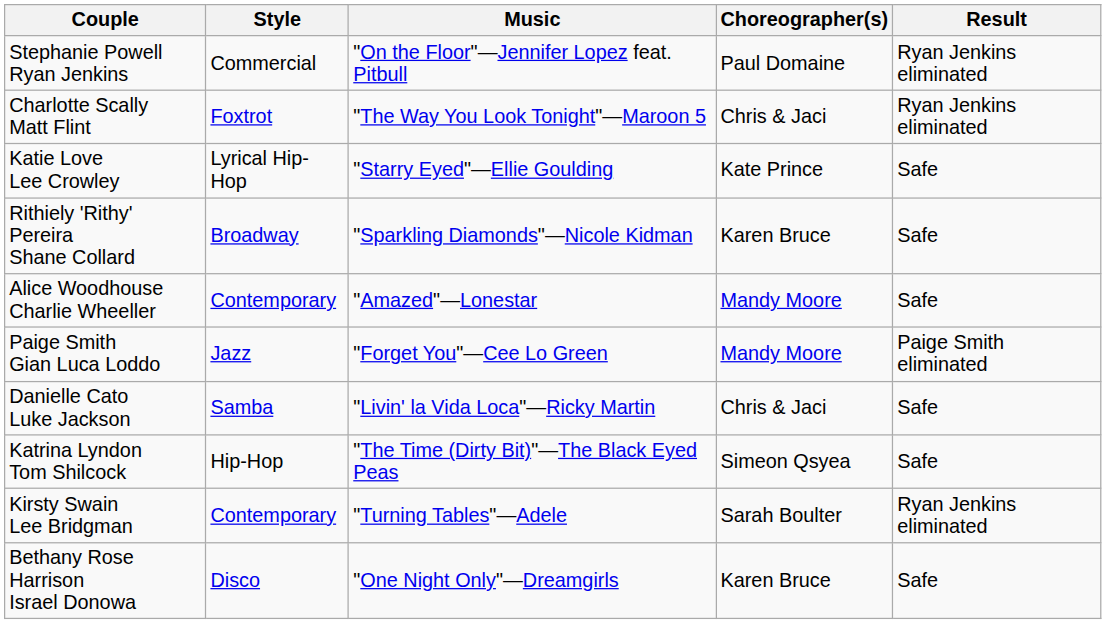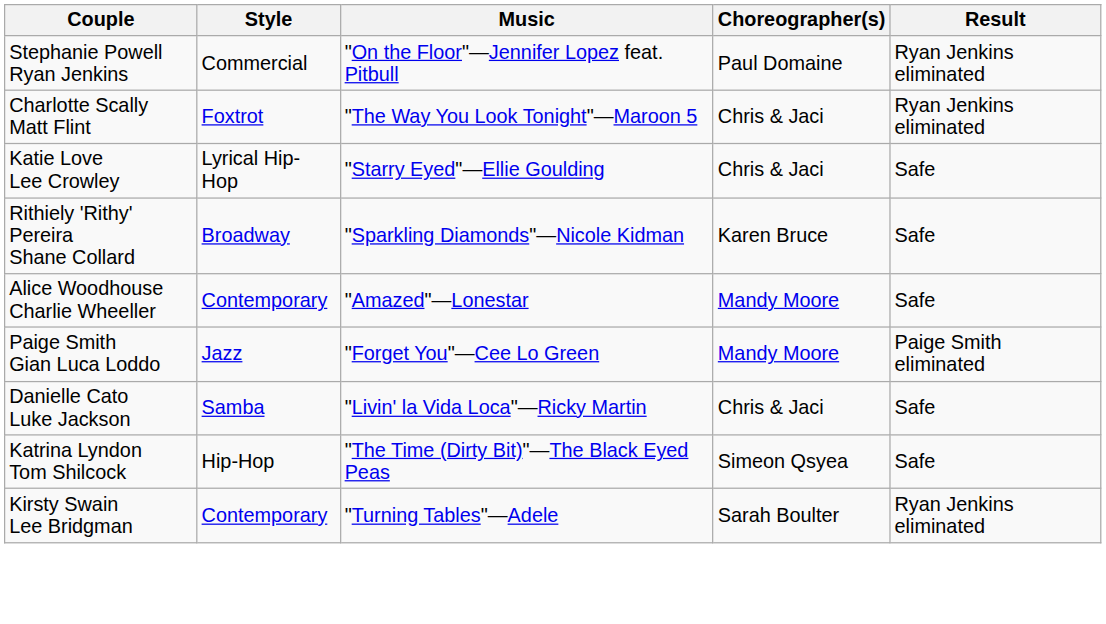(772, 170) Kate Prince -> (771, 170) Chris & Jaci
- row: (73, 580)
